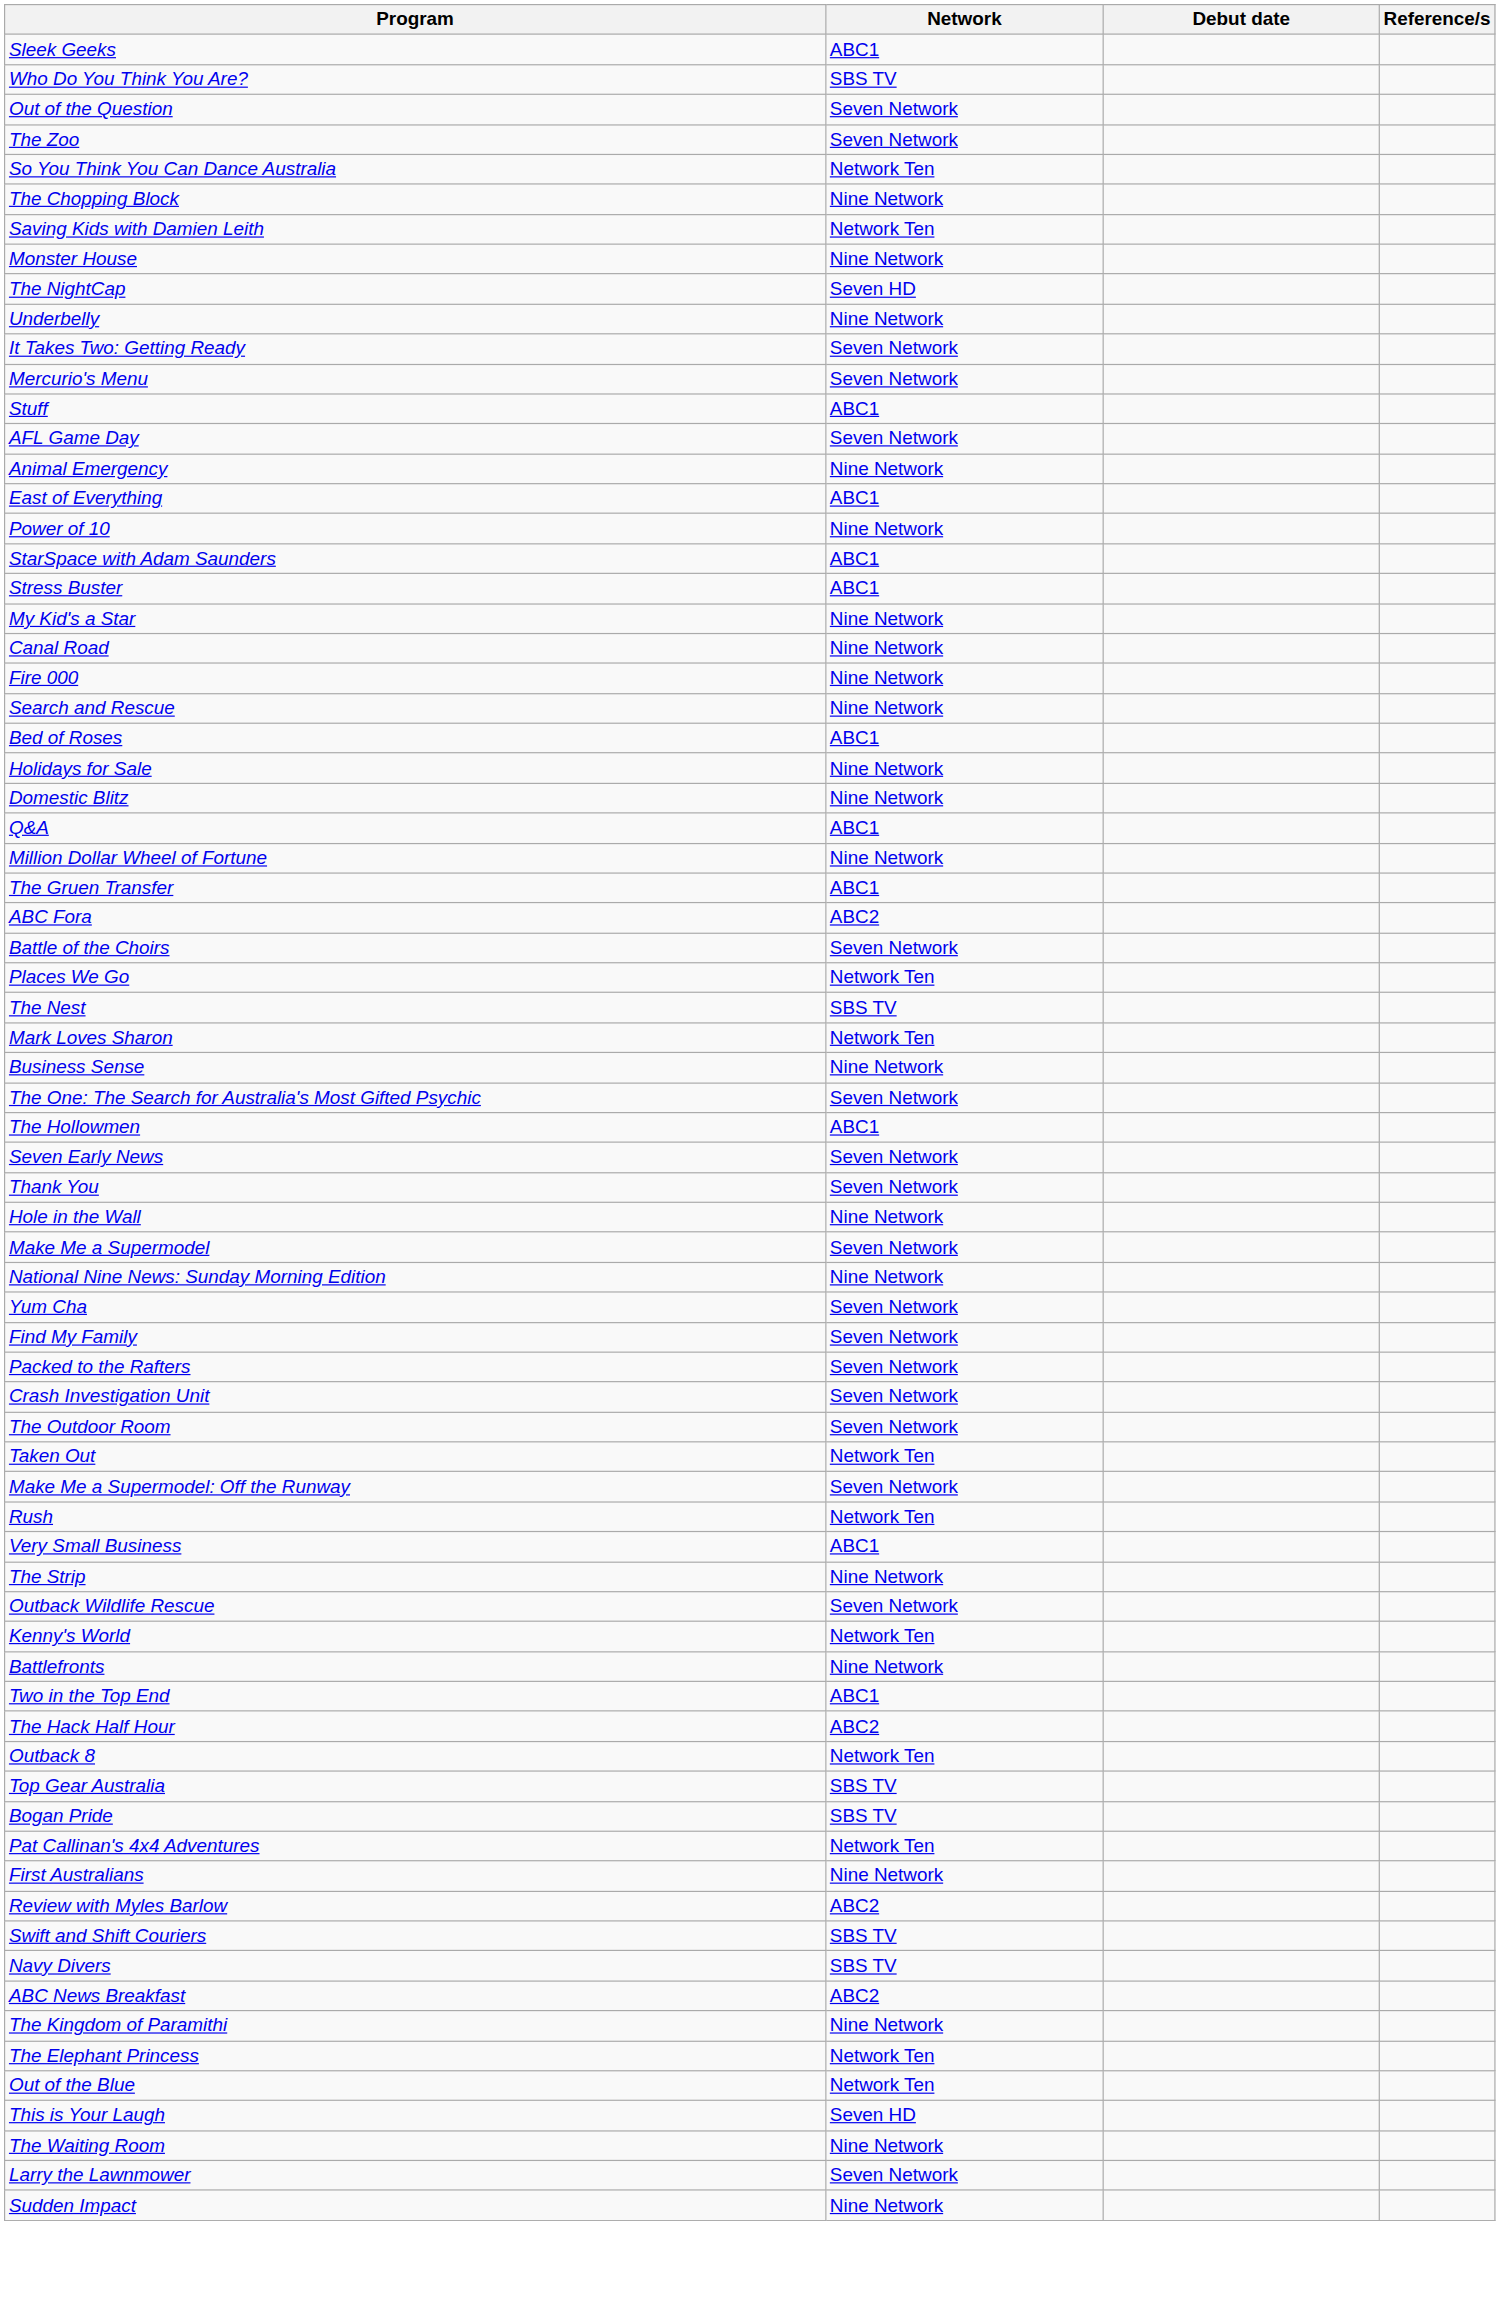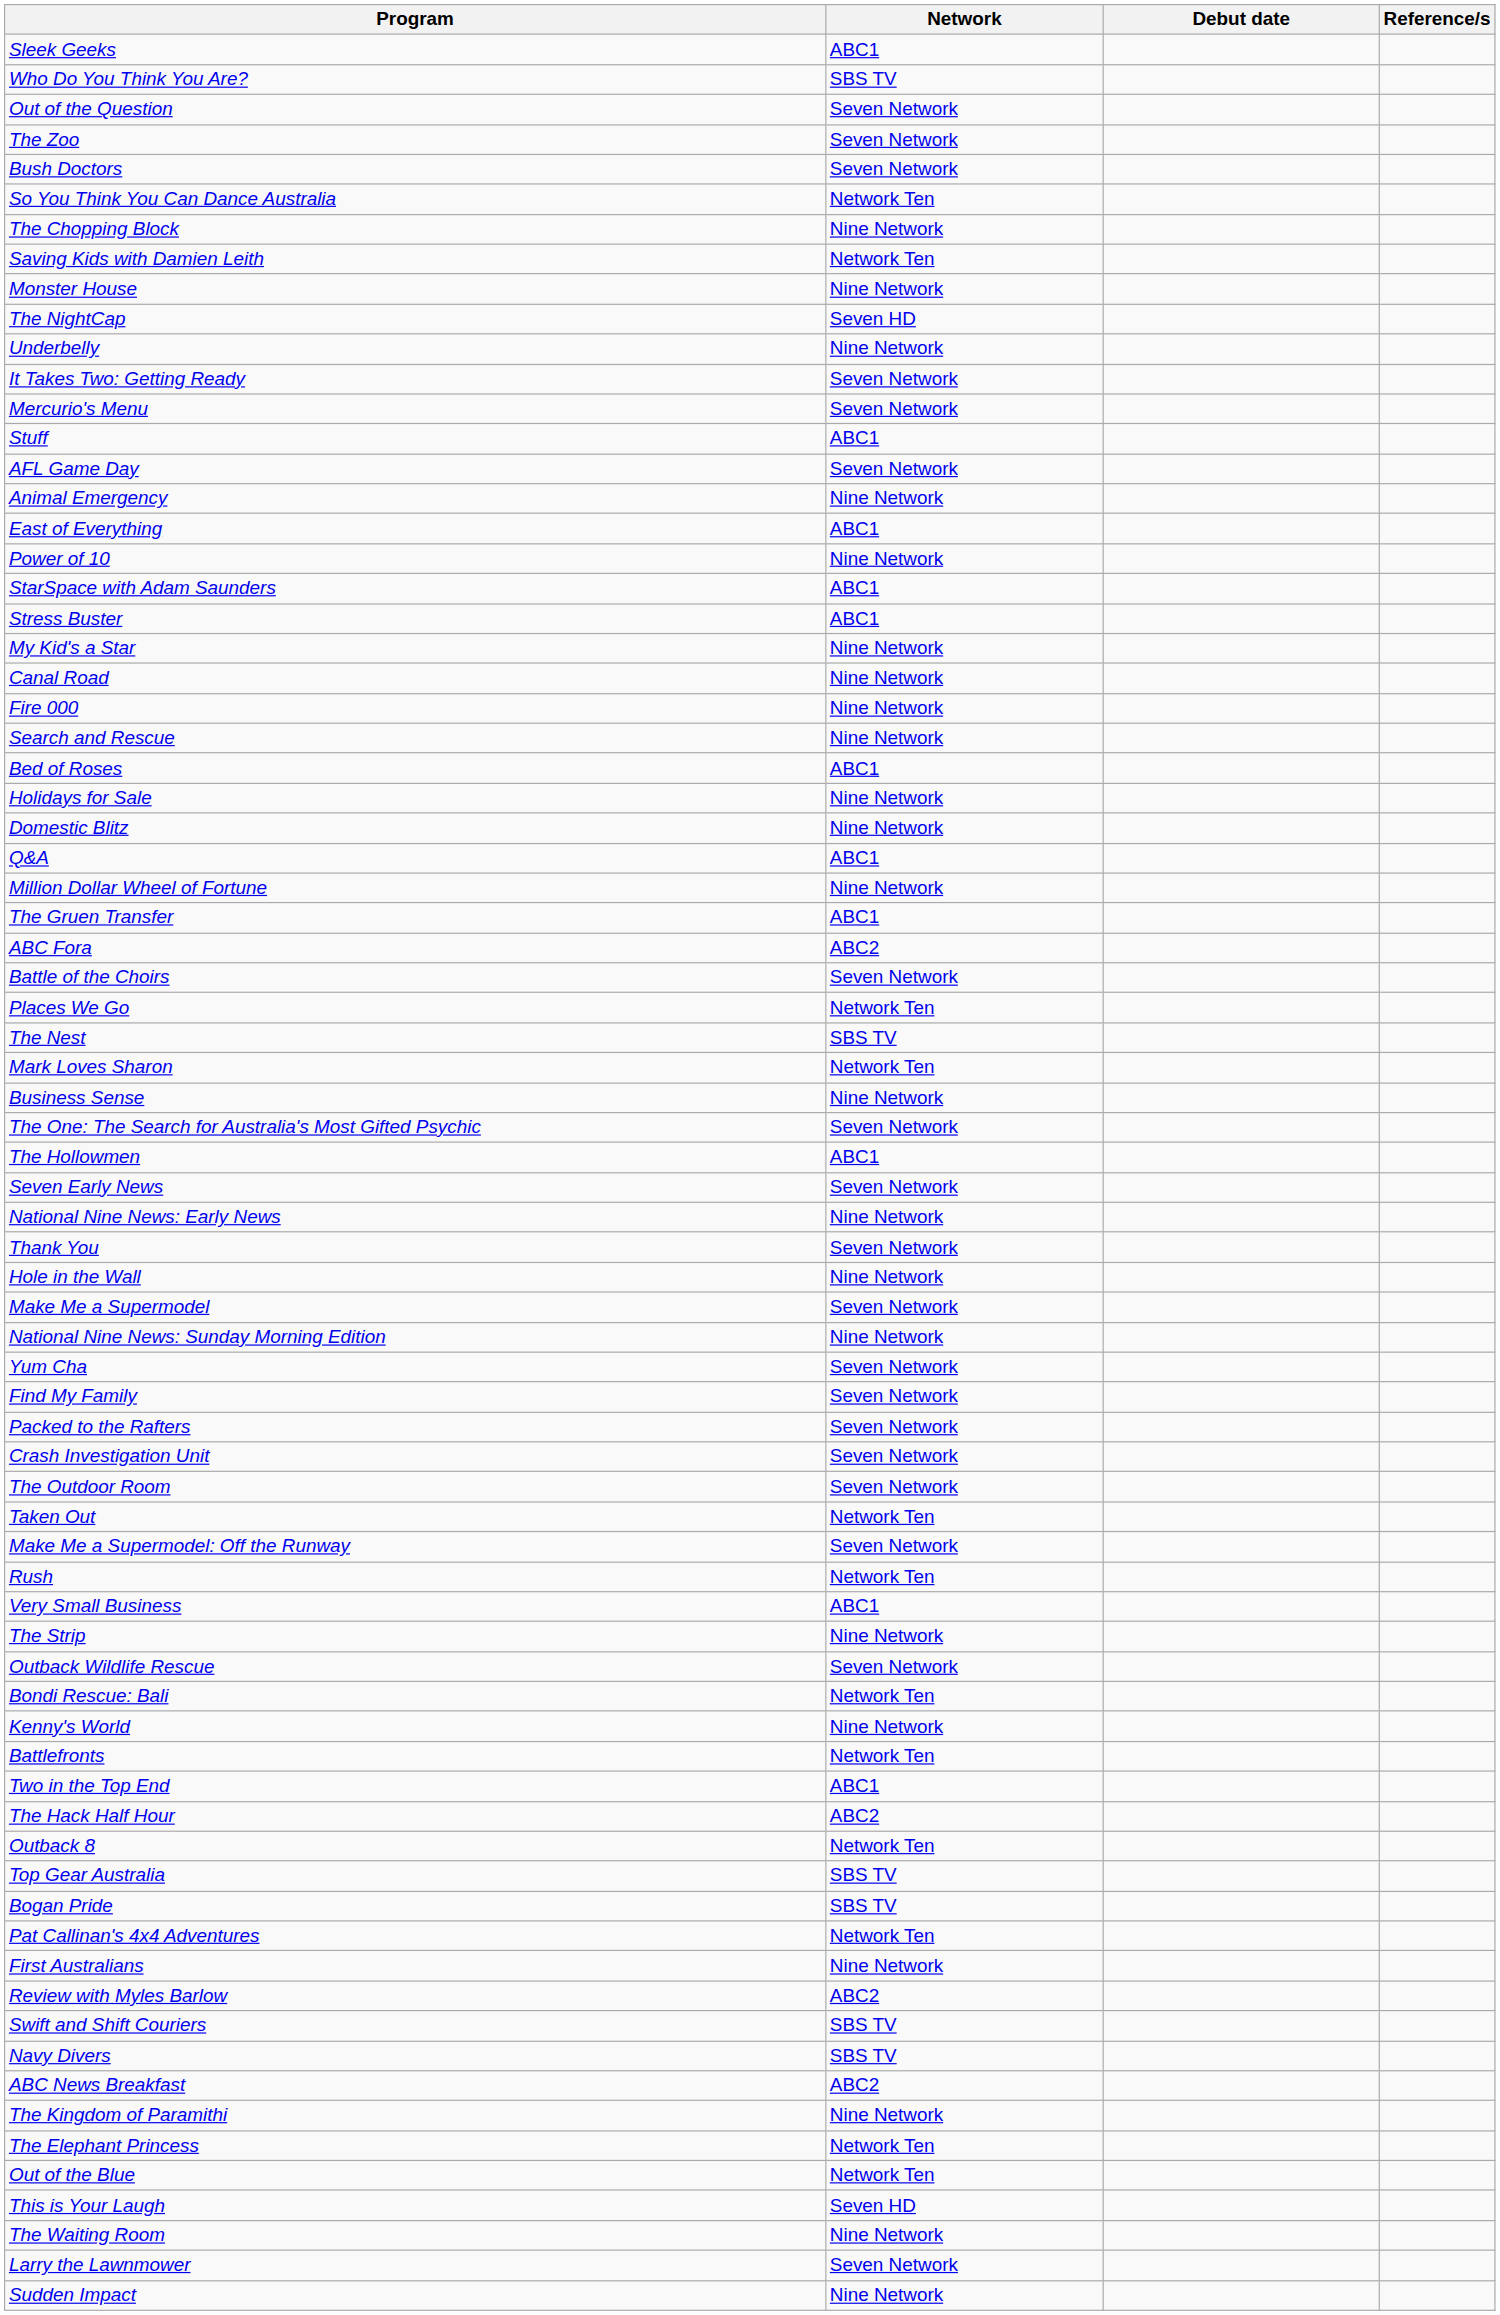+ row: (66, 169)
+ row: (145, 1217)
+ row: (89, 1696)
(882, 1636) Network Ten -> (886, 1726) Nine Network
(886, 1666) Nine Network -> (882, 1756) Network Ten
